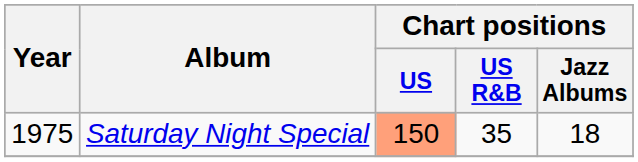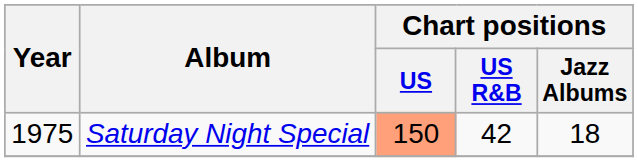(497, 133) 35 -> (497, 133) 42
